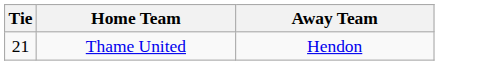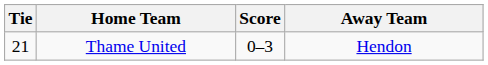+ column: (260, 18)
